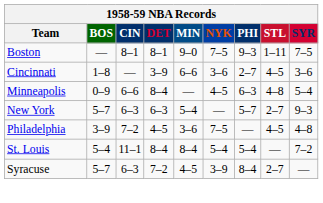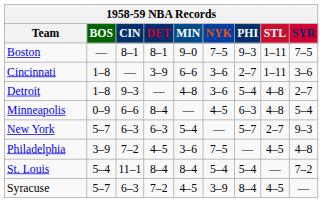(275, 72) 4–5 -> (275, 72) 1–11
+ row: (24, 91)
(275, 168) 2–7 -> (275, 188) 4–5
